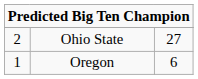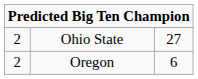(17, 62) 1 -> (17, 62) 2
